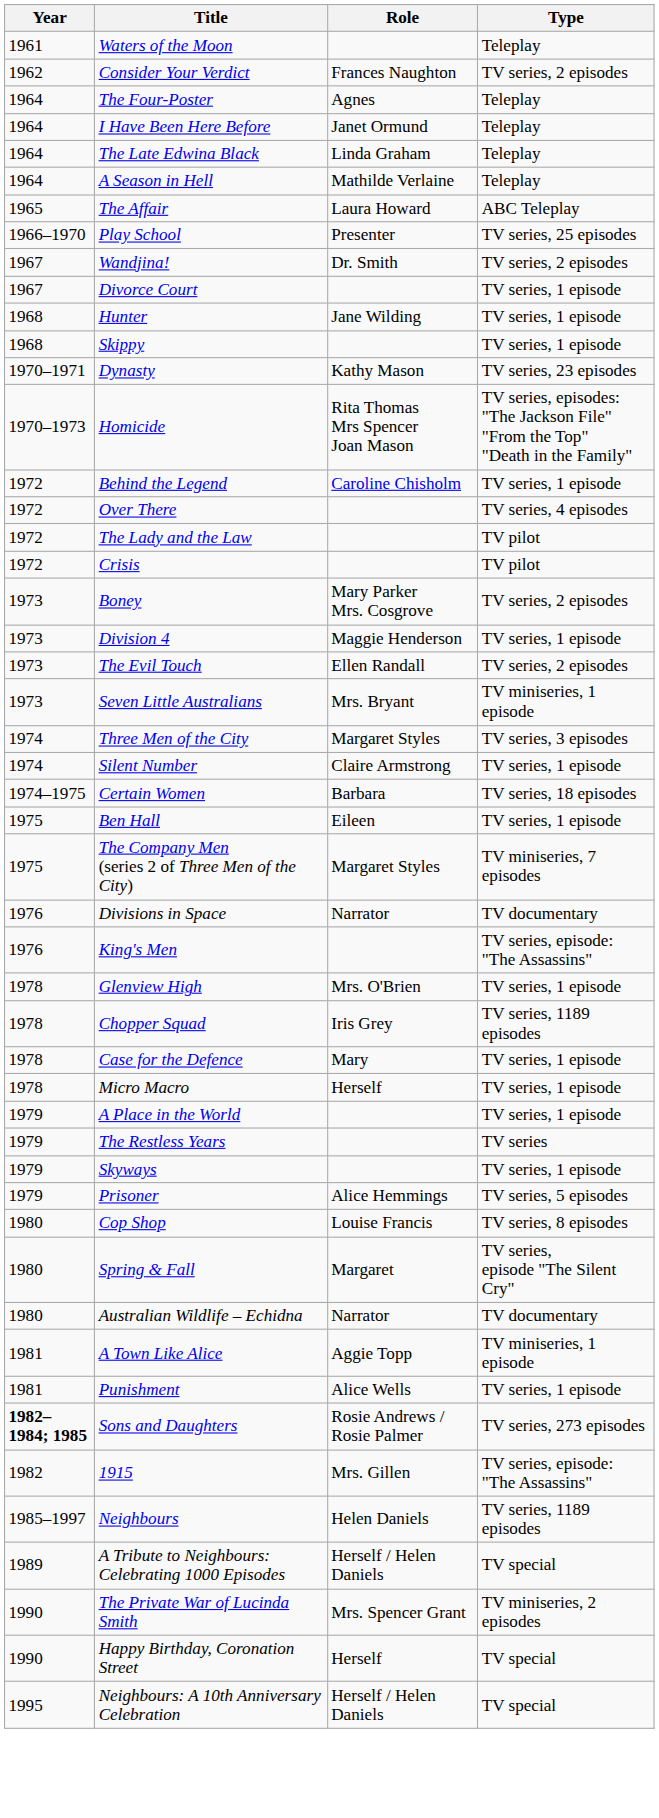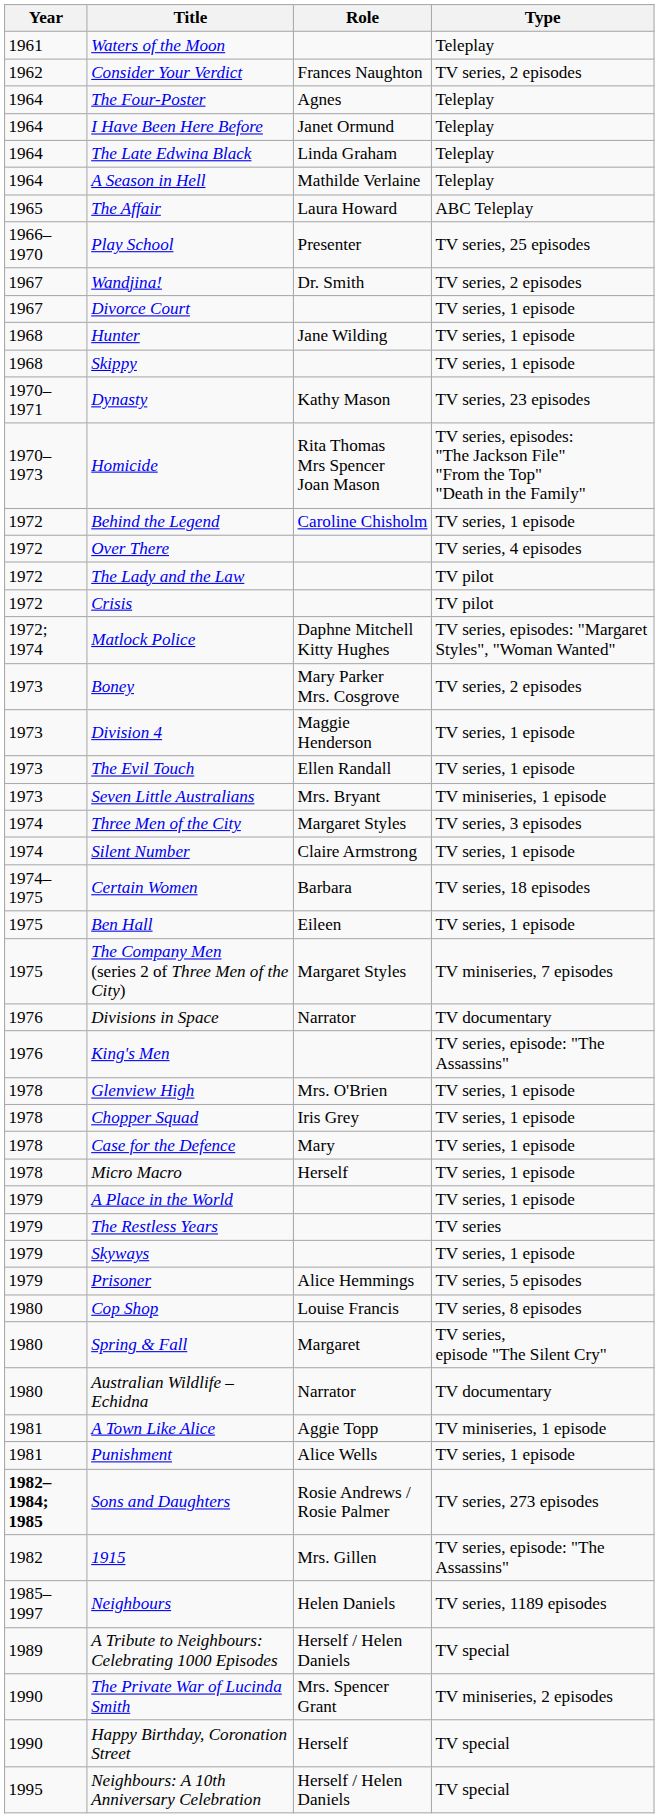+ row: (143, 639)
(555, 665) TV series, 2 episodes -> (505, 769) TV series, 1 episode
(536, 1023) TV series, 1189 episodes -> (505, 1118) TV series, 1 episode
